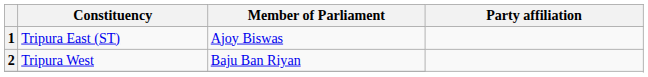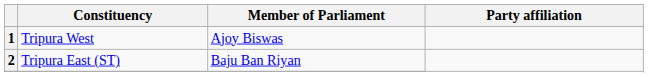(71, 37) Tripura East (ST) -> (58, 37) Tripura West
(58, 60) Tripura West -> (71, 60) Tripura East (ST)
